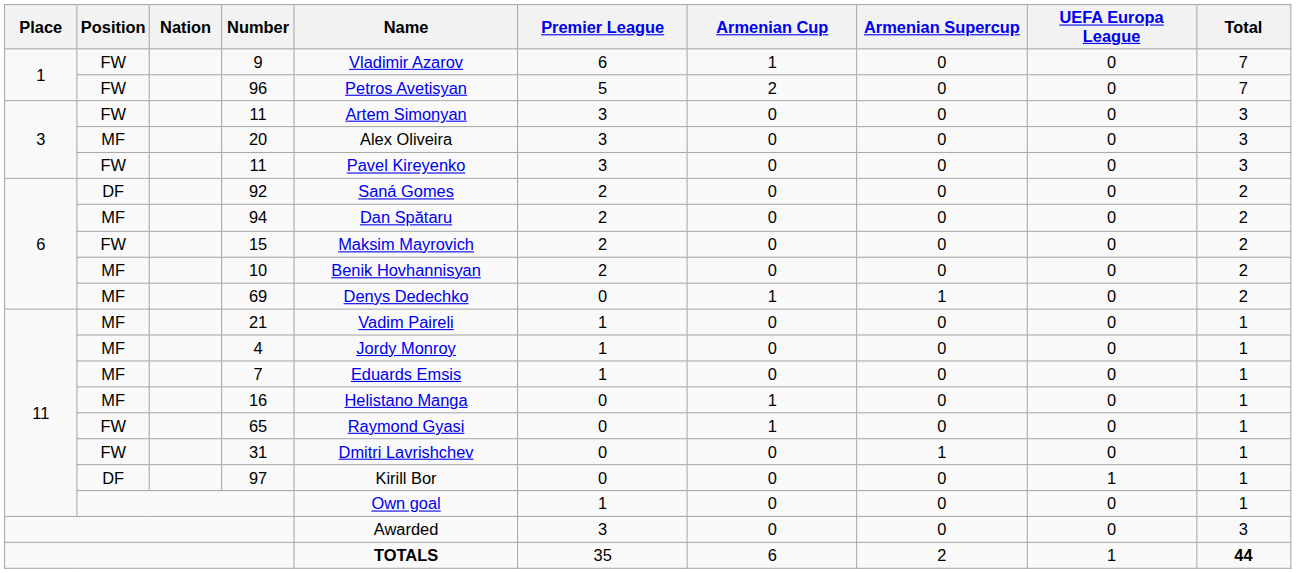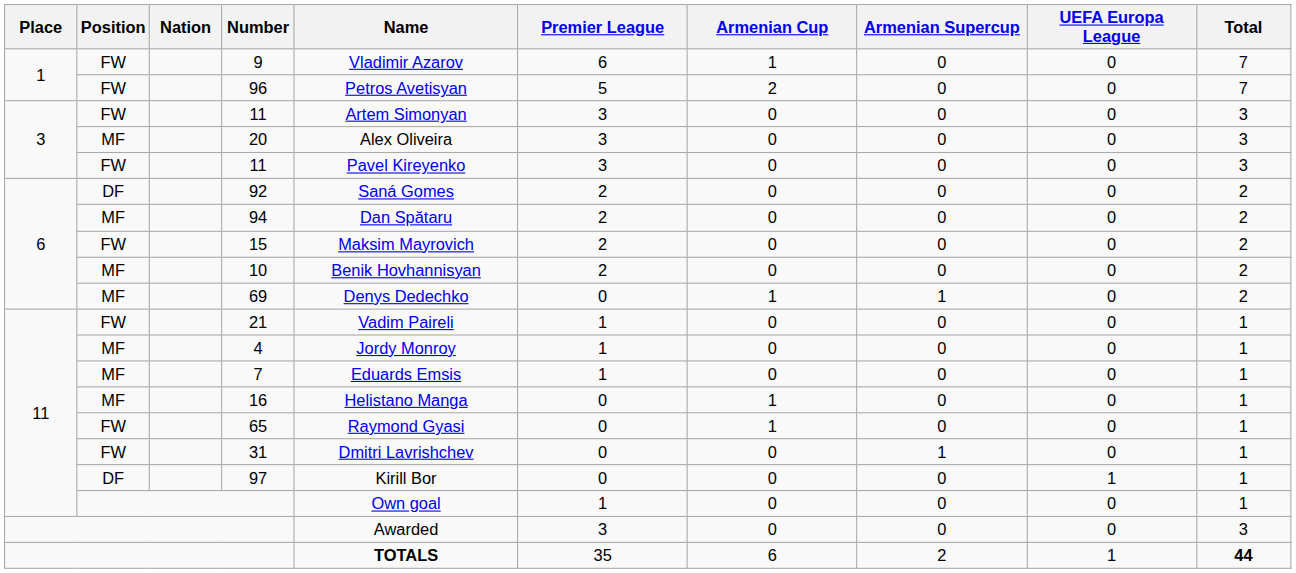(113, 322) MF -> (113, 322) FW
